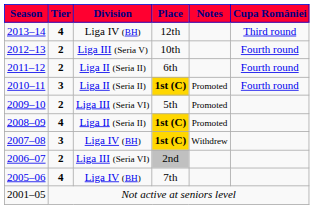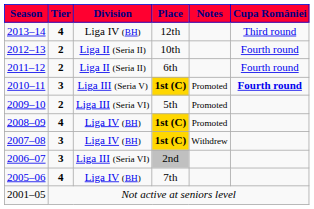(113, 49) Liga III (Seria V) -> (113, 49) Liga II (Seria II)
(113, 85) Liga II (Seria II) -> (113, 85) Liga III (Seria V)
(270, 85) normal -> (270, 85) bold
(113, 122) Liga II (Seria II) -> (113, 122) Liga IV (BH)
(61, 158) 2 -> (61, 158) 3
